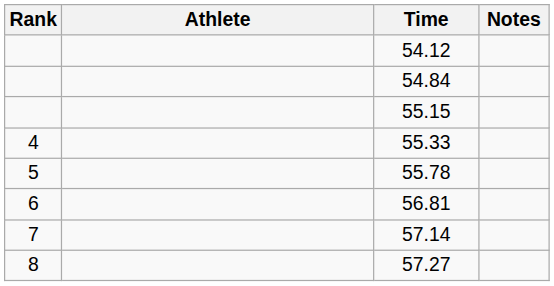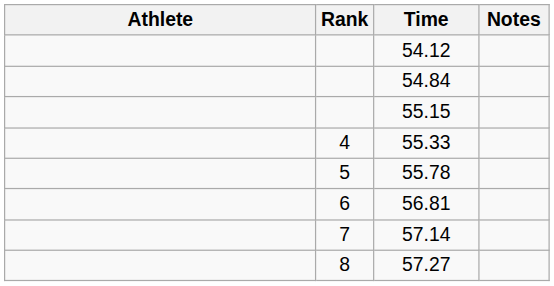columns swapped: (33, 19) <-> (218, 19)
